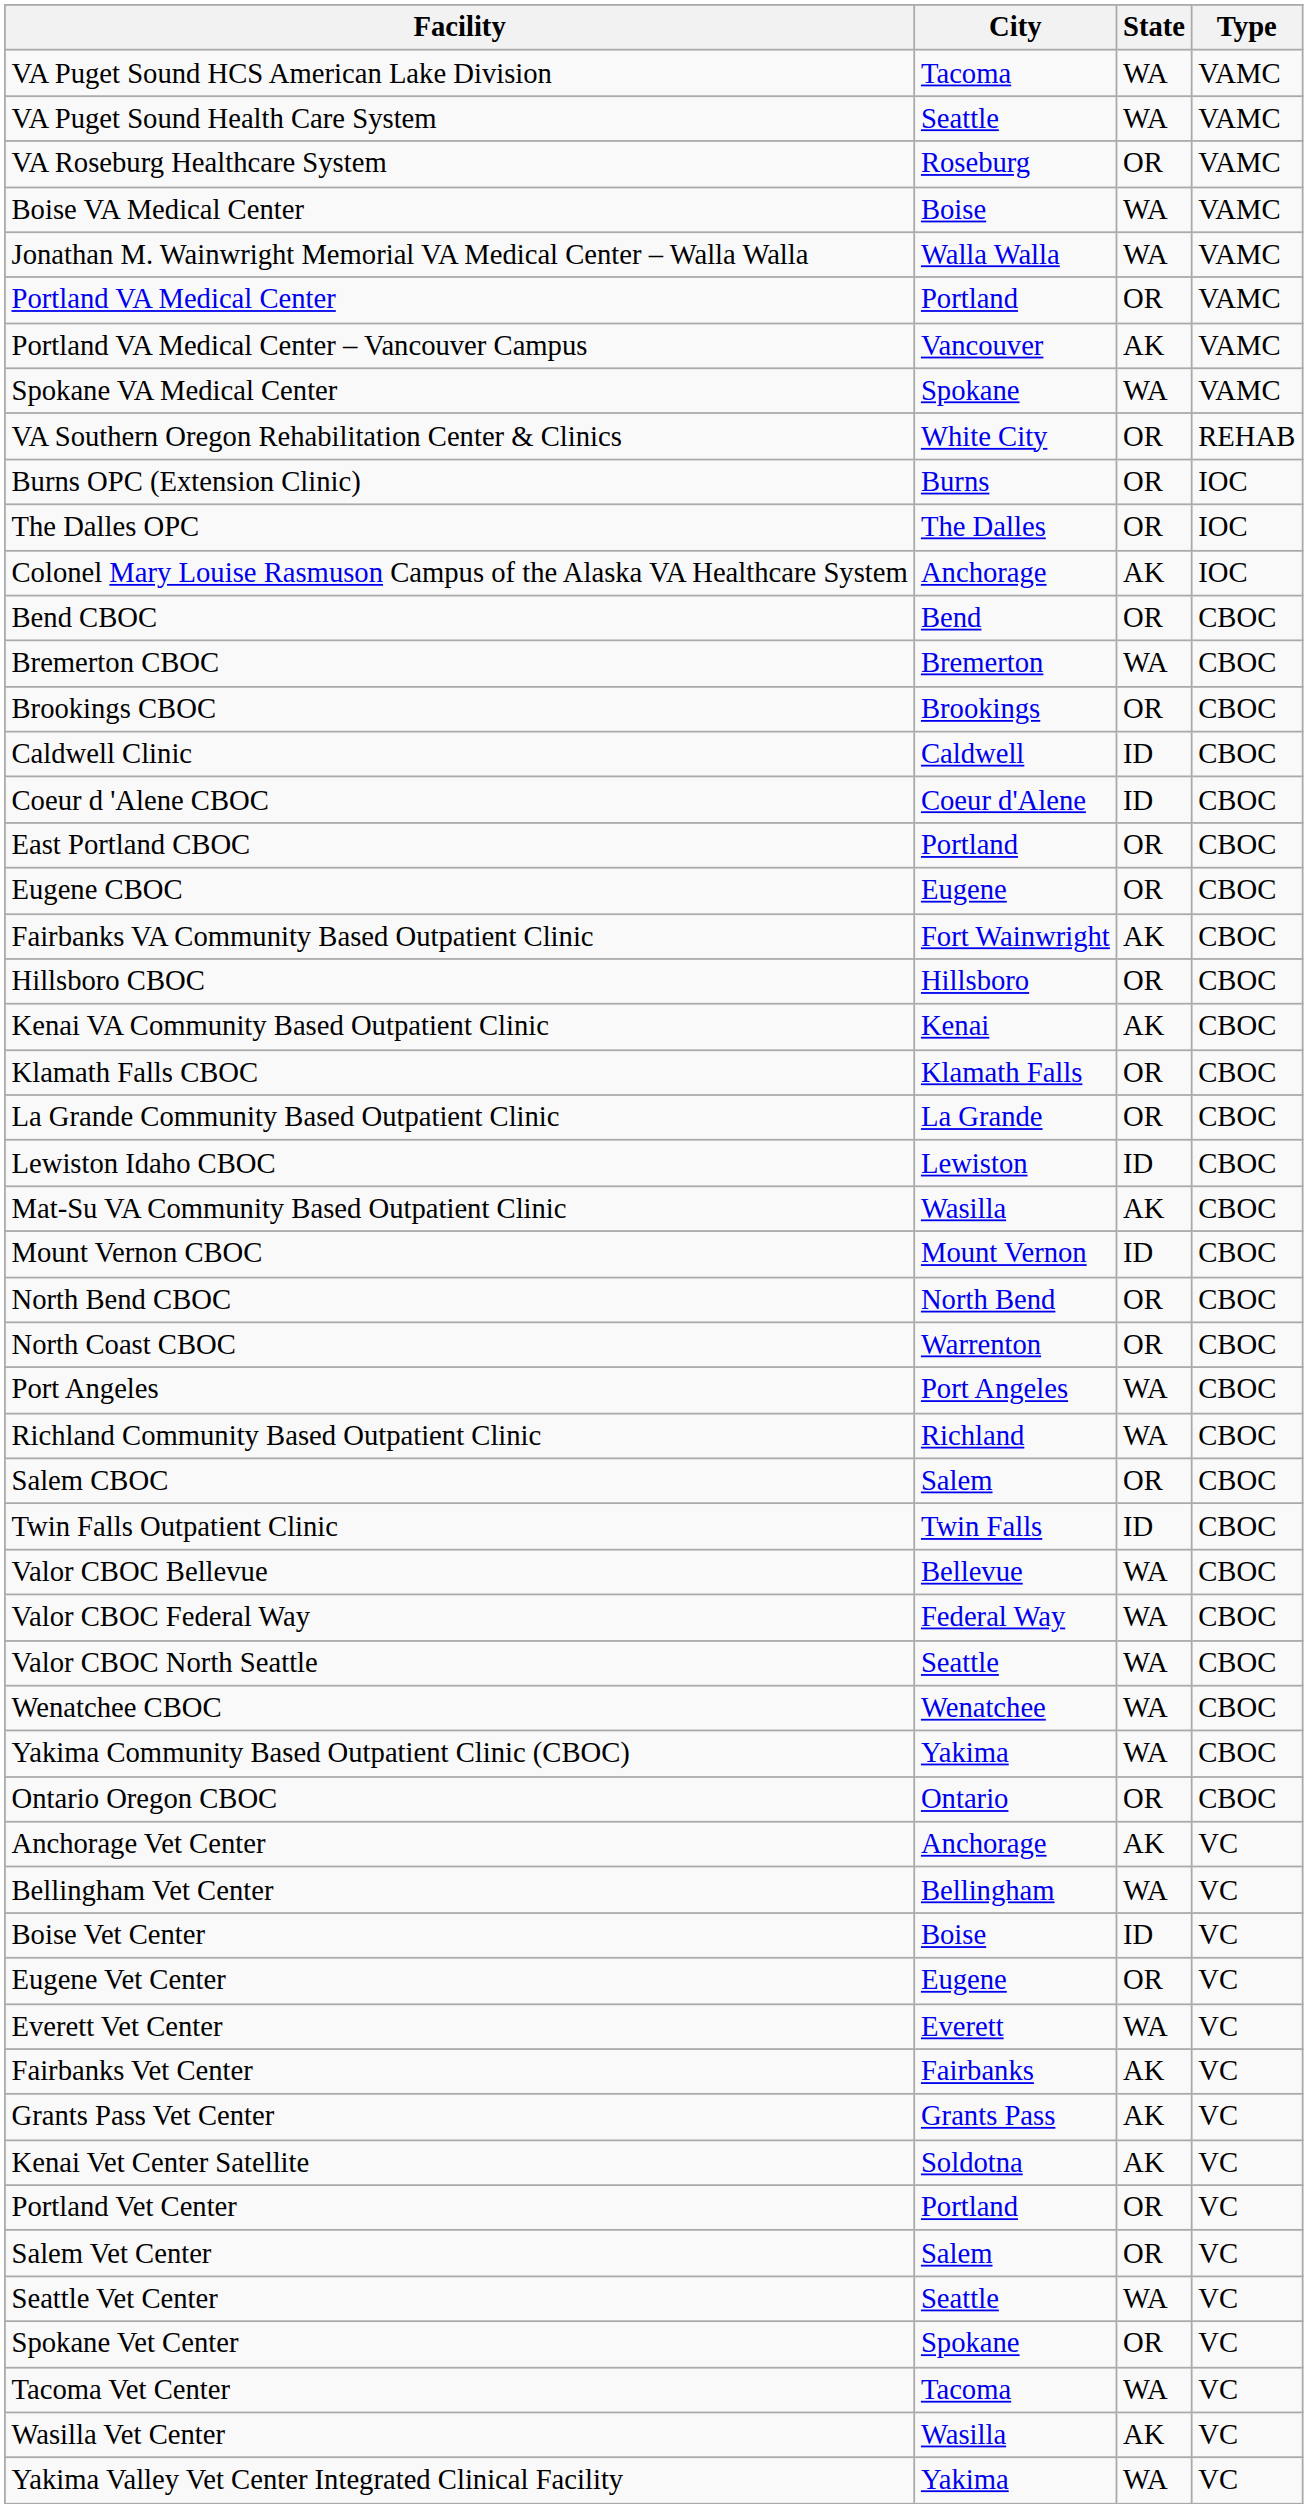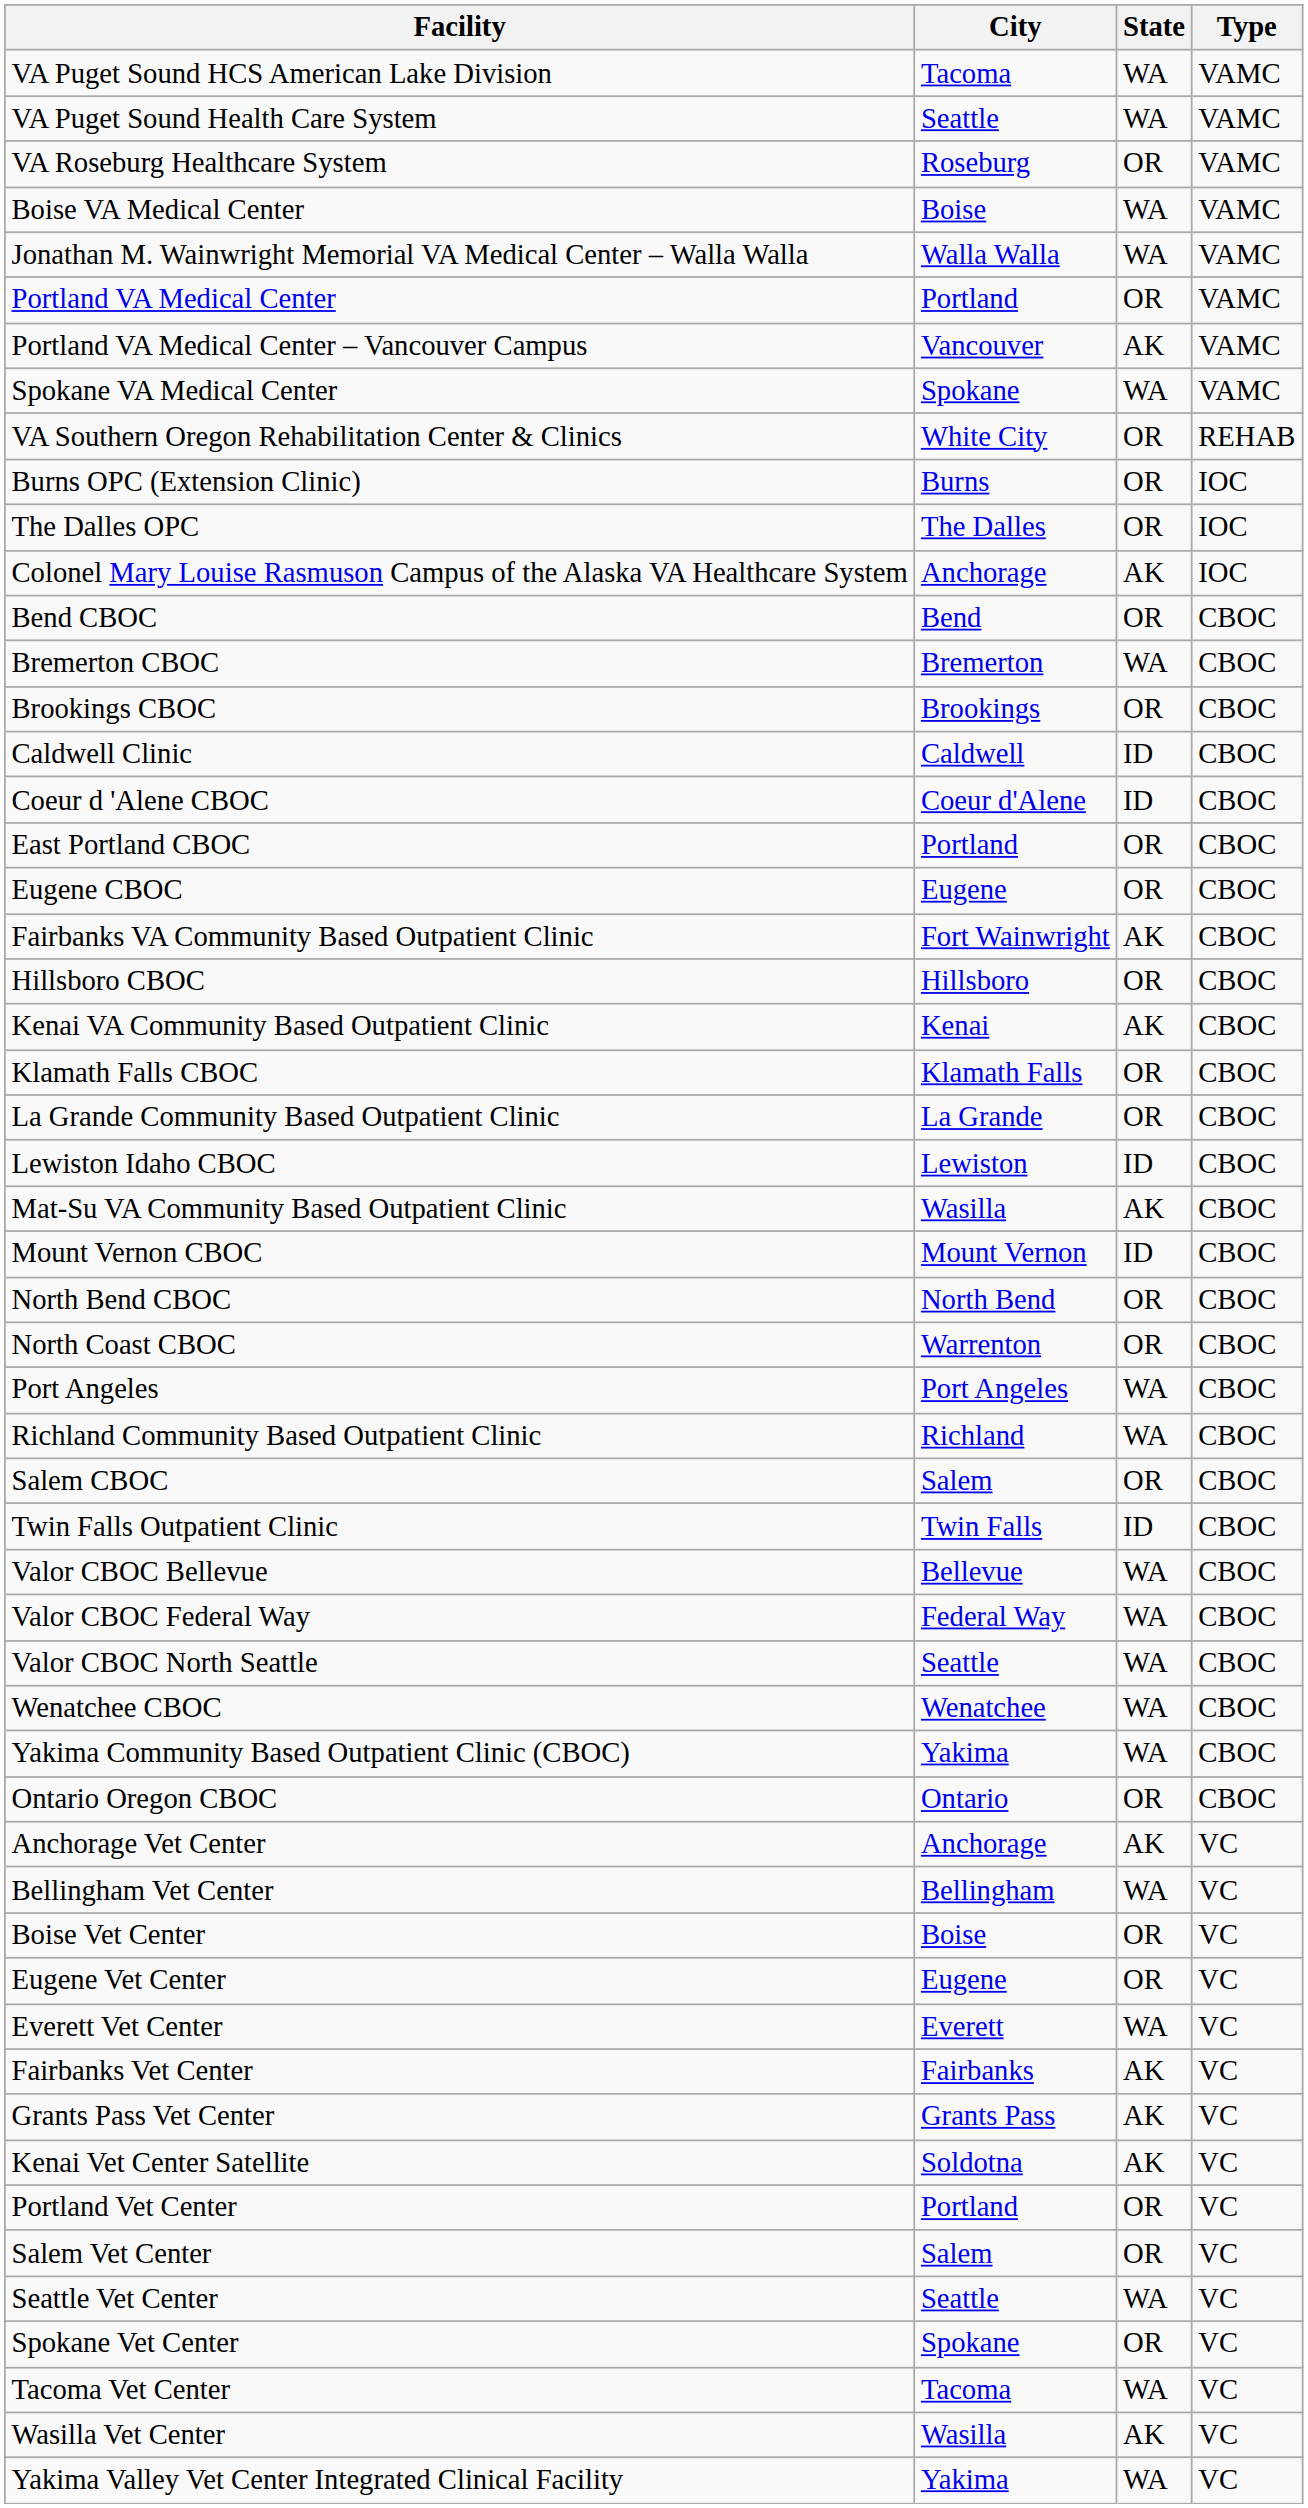(1138, 1934) ID -> (1143, 1934) OR
